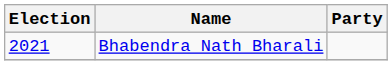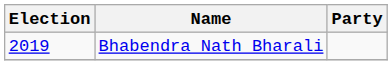(29, 46) 2021 -> (29, 46) 2019
